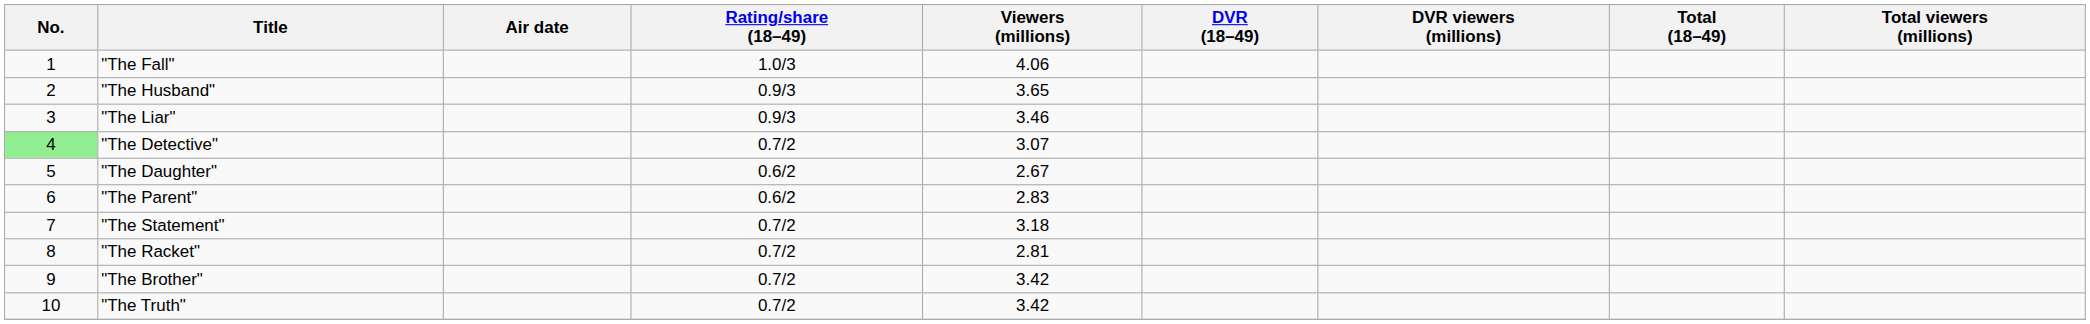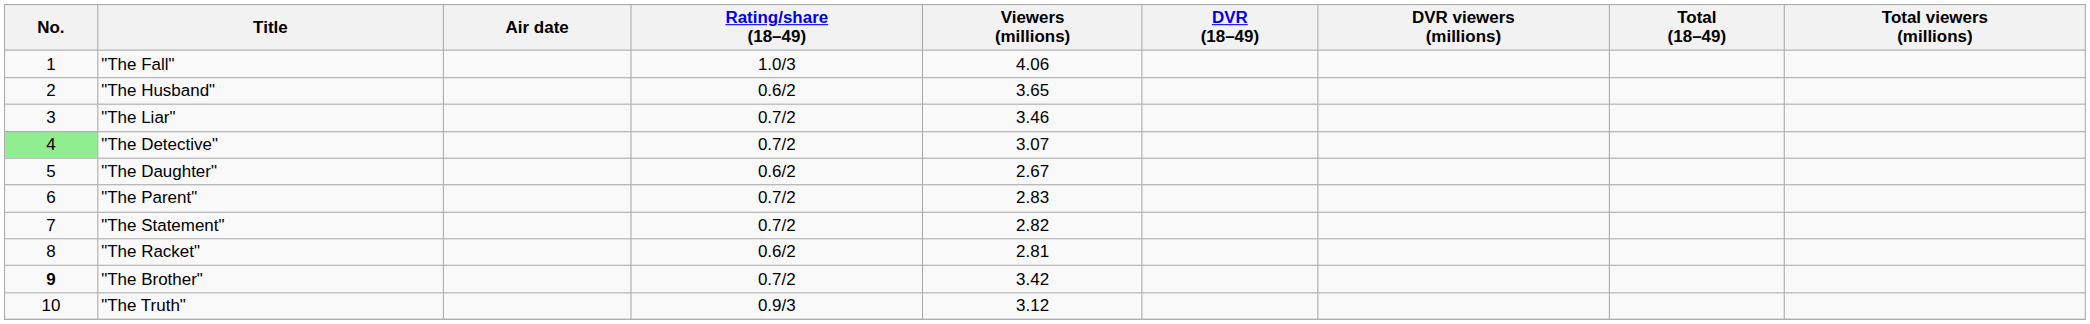(777, 90) 0.9/3 -> (777, 90) 0.6/2
(777, 117) 0.9/3 -> (777, 117) 0.7/2
(777, 198) 0.6/2 -> (777, 198) 0.7/2
(1033, 225) 3.18 -> (1033, 225) 2.82
(777, 252) 0.7/2 -> (777, 252) 0.6/2
(51, 279) normal -> (51, 279) bold
(777, 306) 0.7/2 -> (777, 306) 0.9/3
(1033, 306) 3.42 -> (1033, 306) 3.12
